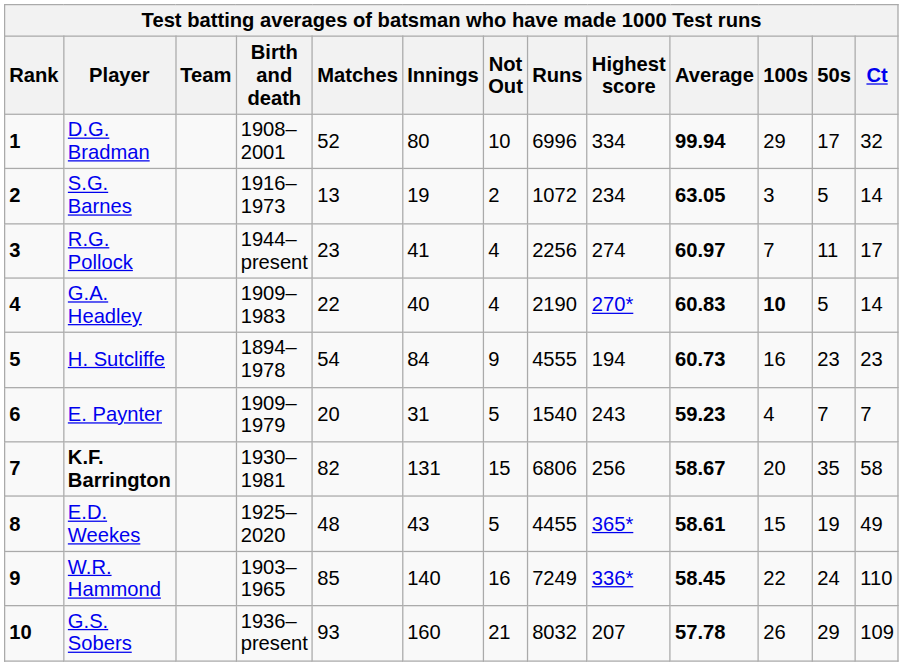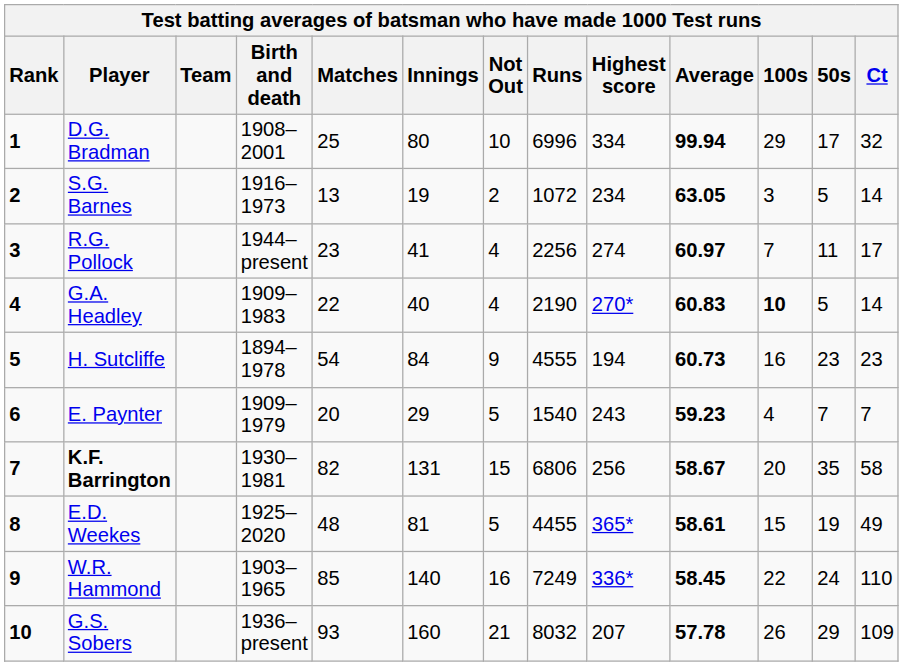(328, 141) 52 -> (328, 141) 25
(418, 414) 31 -> (418, 414) 29
(418, 523) 43 -> (418, 523) 81
